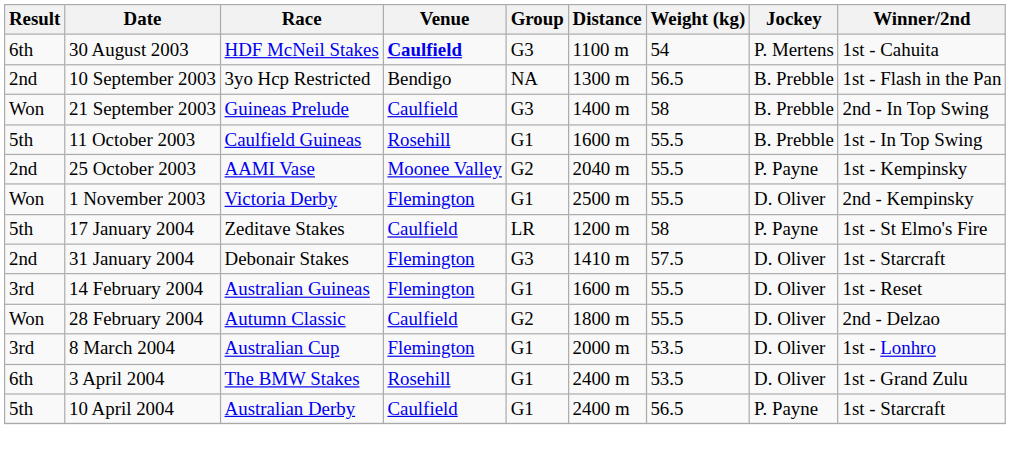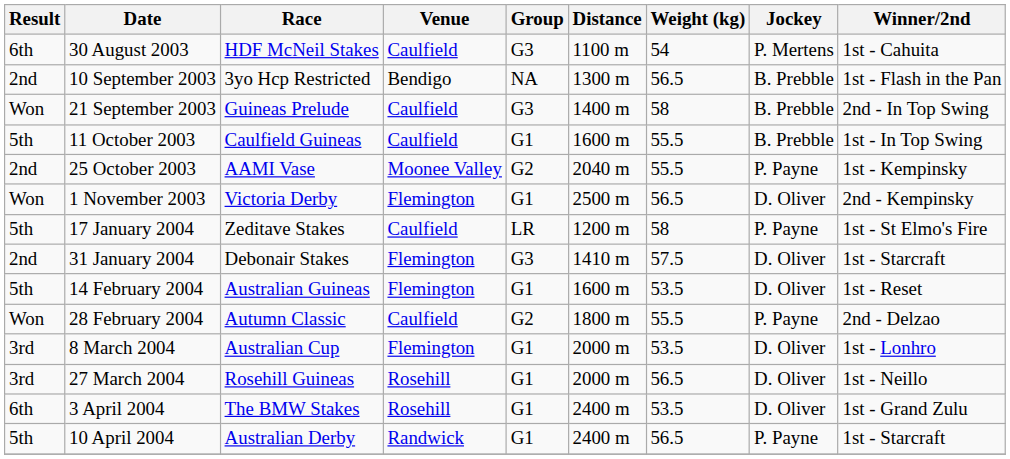(425, 49) bold -> (423, 49) normal
(419, 139) Rosehill -> (423, 139) Caulfield
(667, 199) 55.5 -> (667, 199) 56.5
(22, 288) 3rd -> (21, 288) 5th
(667, 288) 55.5 -> (667, 288) 53.5
(790, 318) D. Oliver -> (786, 318) P. Payne
+ row: (127, 378)
(423, 408) Caulfield -> (426, 438) Randwick
